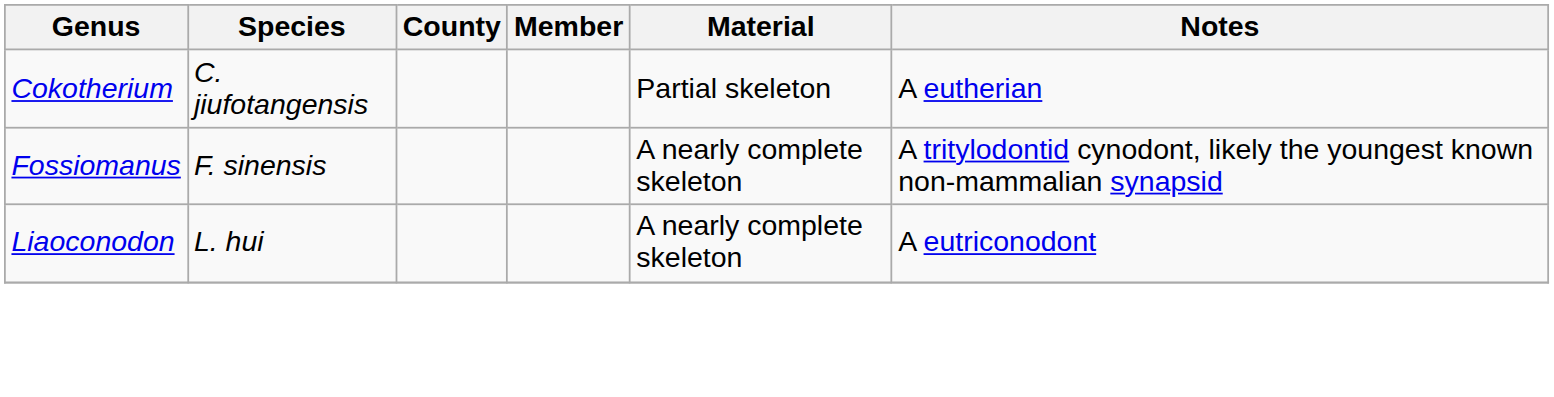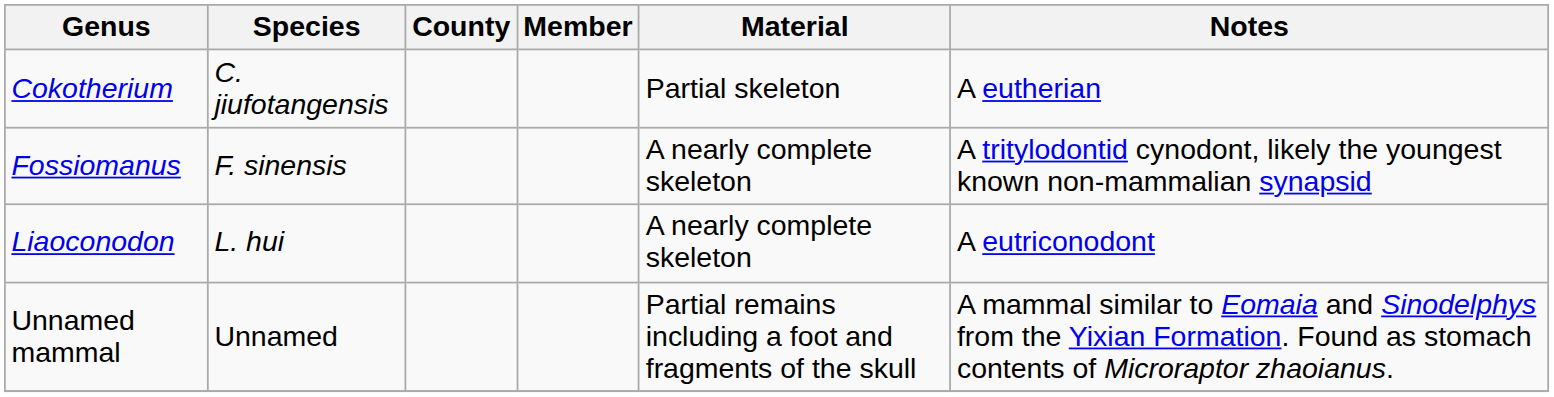+ row: (73, 335)
